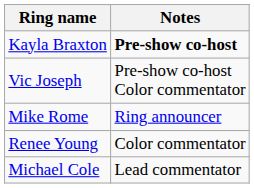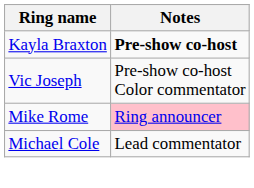(168, 116) no background -> (168, 116) pink background
- row: (53, 143)
